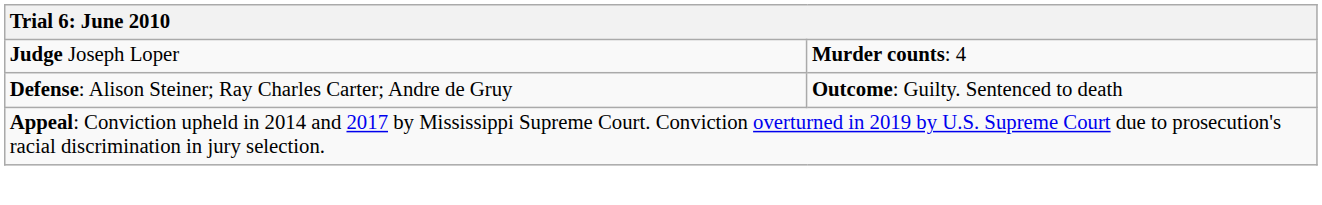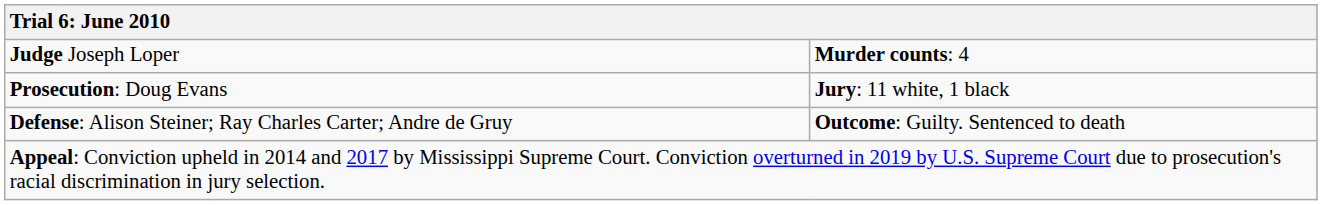+ row: (118, 89)
